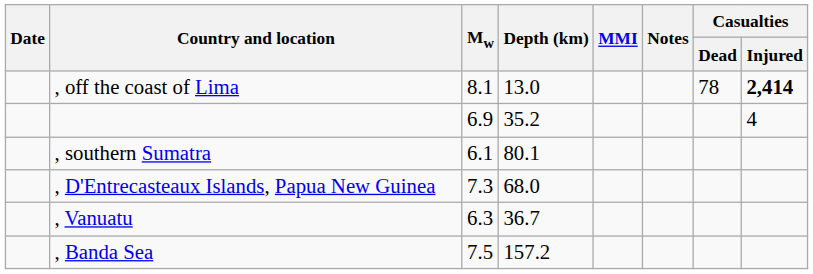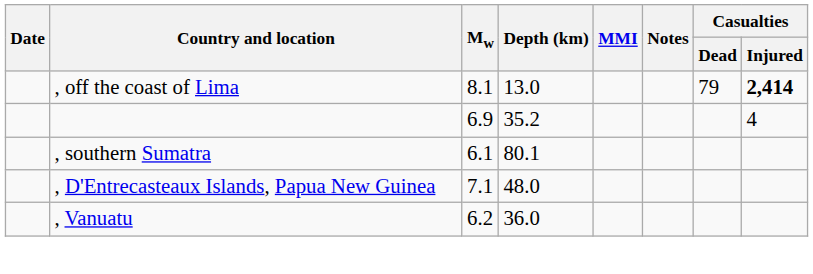(709, 86) 78 -> (709, 86) 79
(480, 185) 7.3 -> (480, 185) 7.1
(522, 185) 68.0 -> (522, 185) 48.0
(480, 218) 6.3 -> (480, 218) 6.2
(522, 218) 36.7 -> (522, 218) 36.0
- row: (104, 251)
